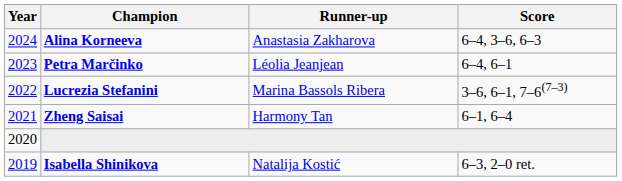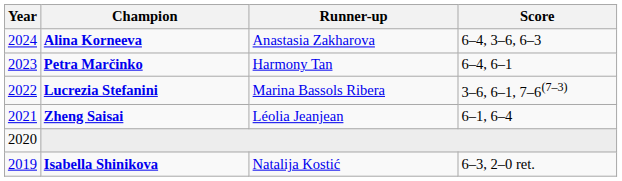(298, 64) Léolia Jeanjean -> (293, 64) Harmony Tan
(293, 116) Harmony Tan -> (298, 116) Léolia Jeanjean
